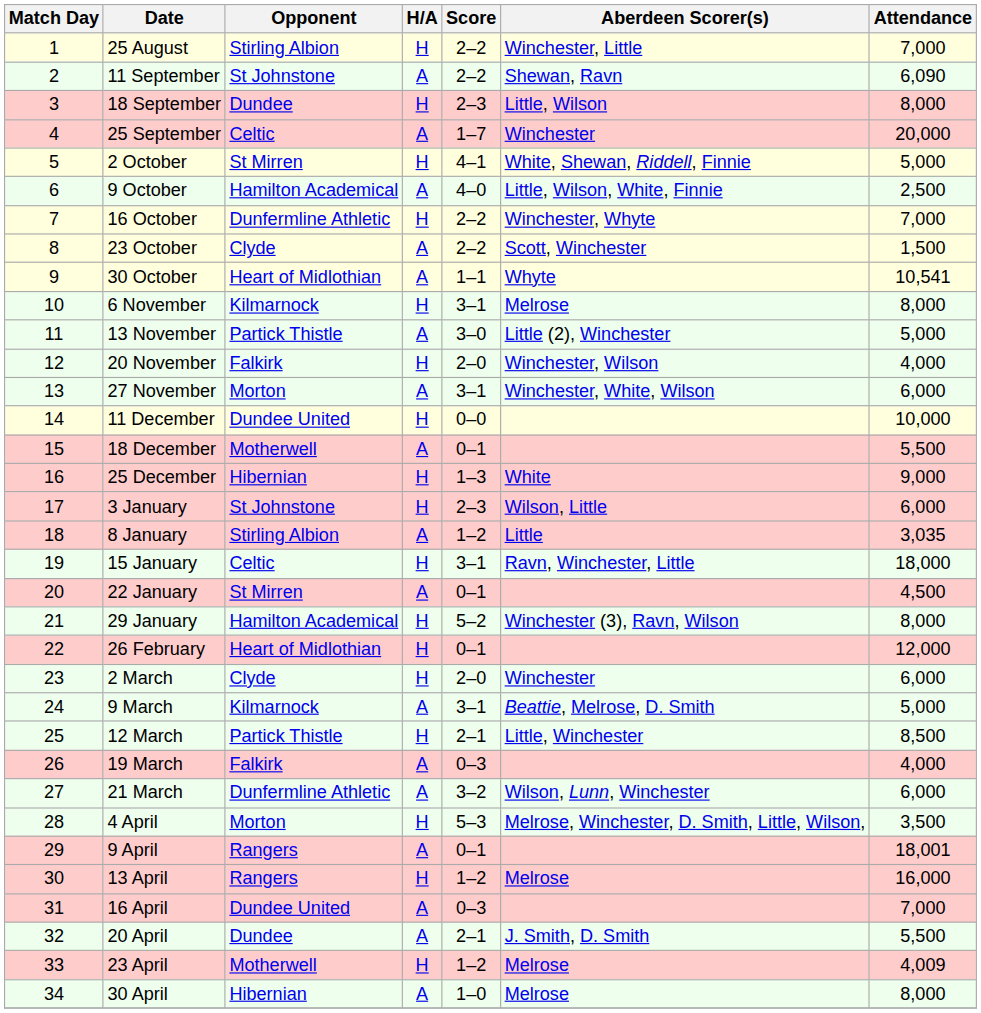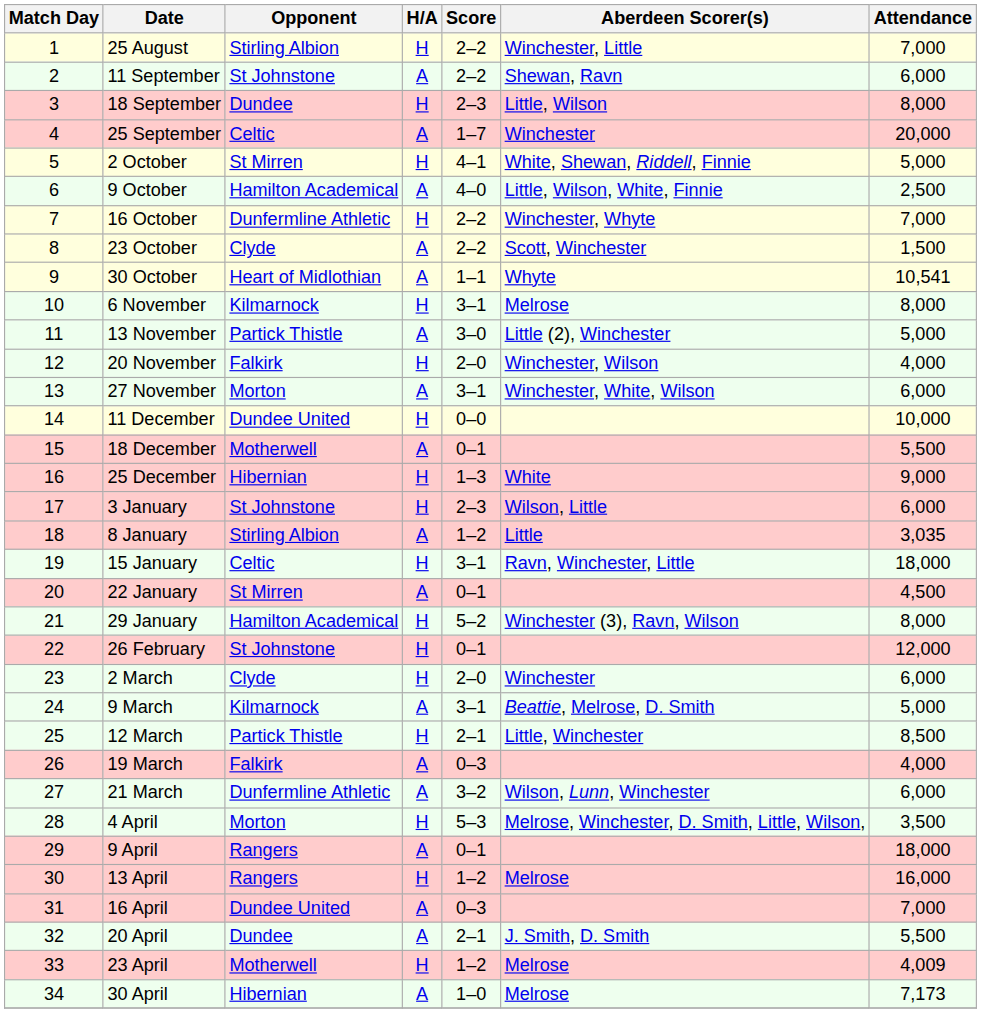(923, 76) 6,090 -> (923, 76) 6,000
(305, 649) Heart of Midlothian -> (282, 649) St Johnstone
(923, 850) 18,001 -> (923, 850) 18,000
(923, 993) 8,000 -> (923, 993) 7,173
